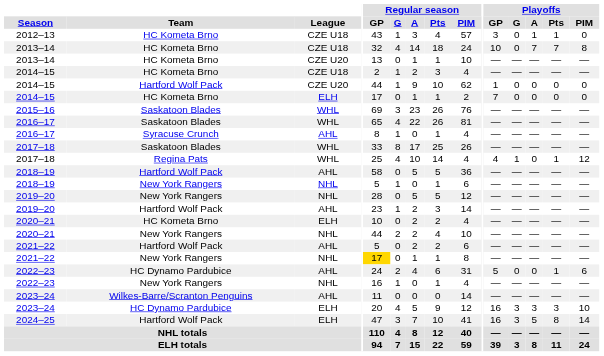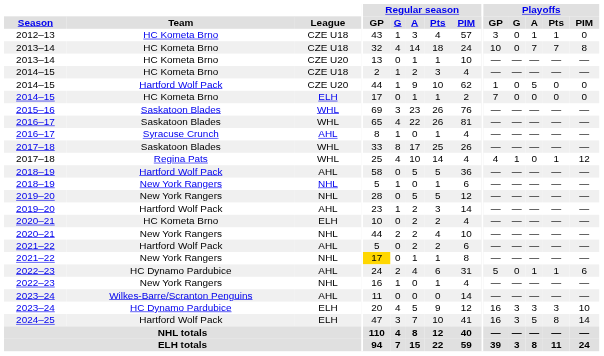(534, 84) 0 -> (534, 84) 5
(534, 270) 0 -> (534, 270) 1
